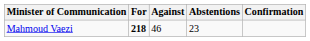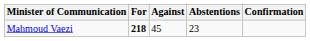(156, 28) 46 -> (156, 28) 45
